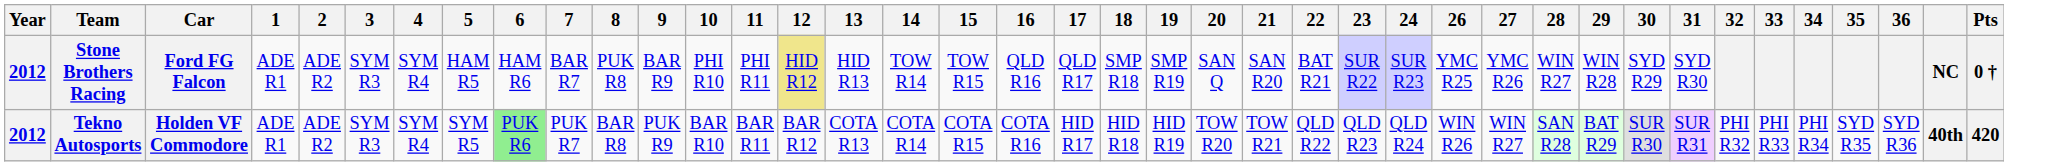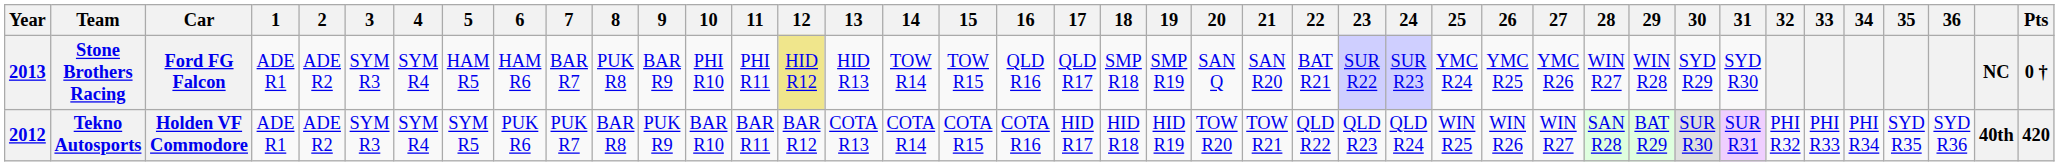+ column: (1457, 20)
(27, 72) 2012 -> (27, 72) 2013
(520, 135) lightgreen background -> (520, 135) no background
